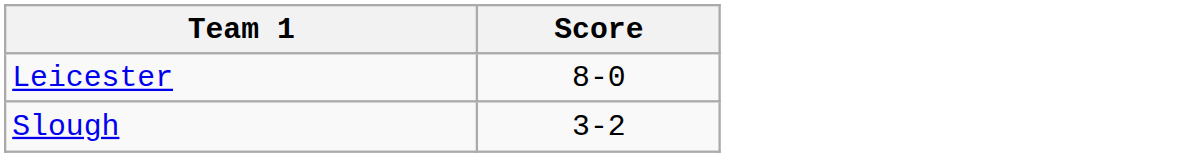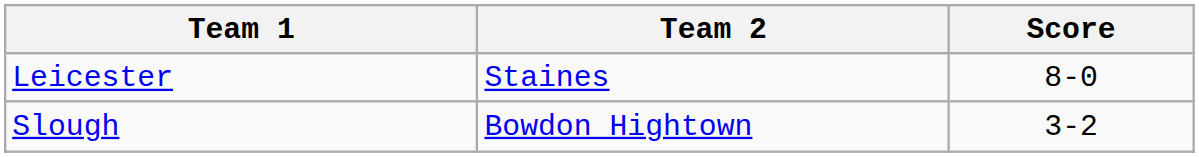+ column: (713, 29)
